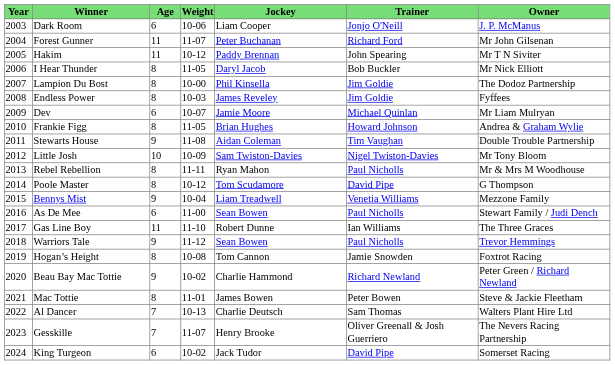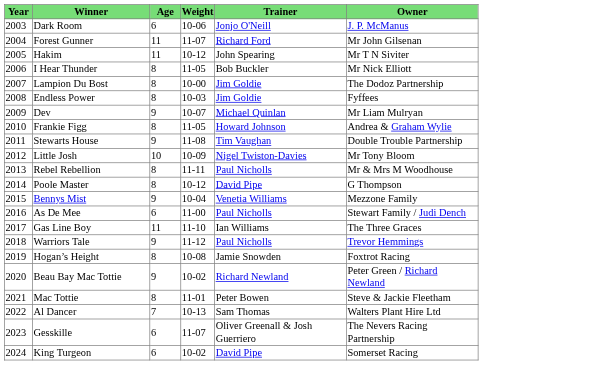- column: (280, 11)
(153, 112) 6 -> (153, 112) 9
(153, 332) 7 -> (153, 332) 6
